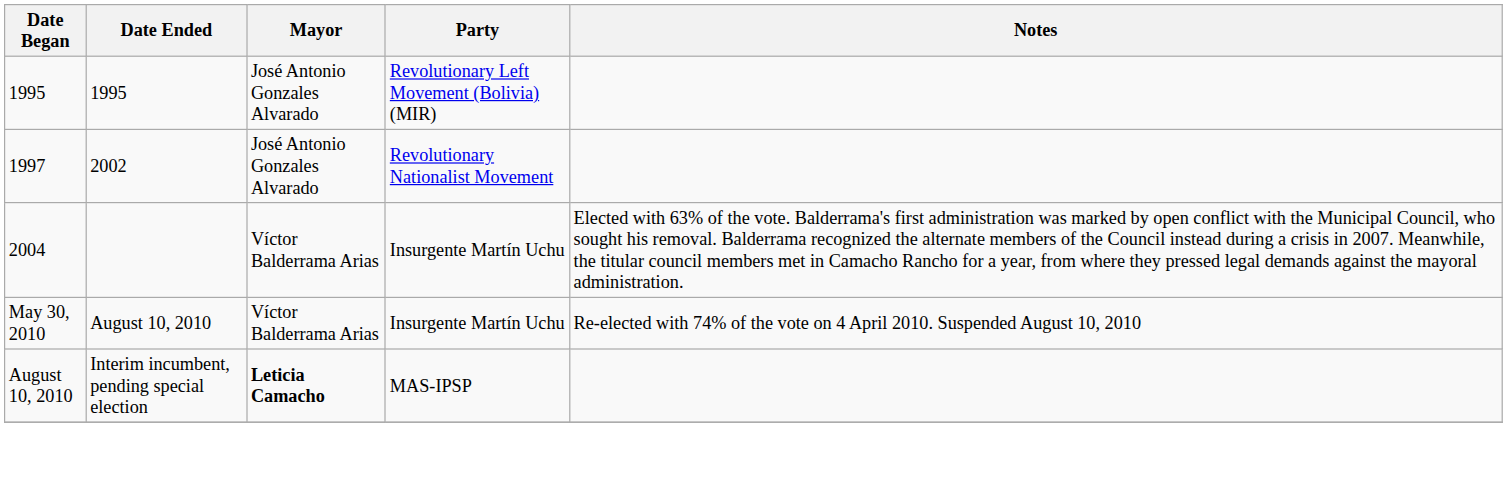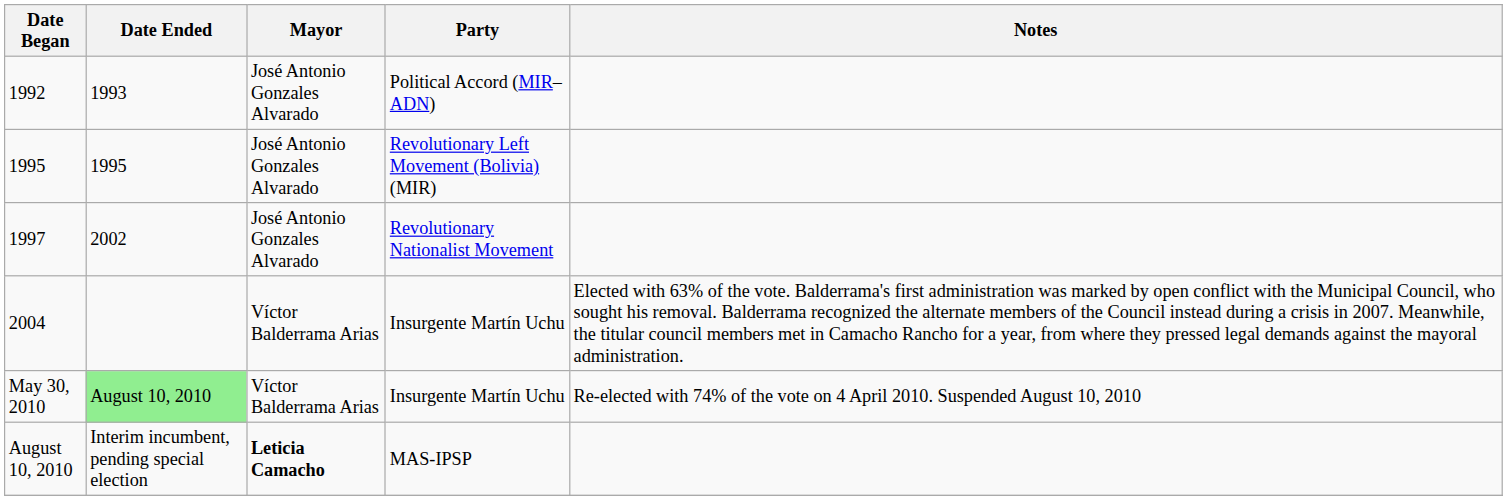+ row: (27, 93)
(151, 323) no background -> (151, 396) lightgreen background
